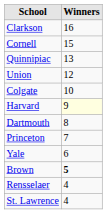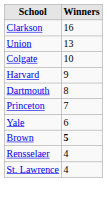- row: (21, 43)
- row: (29, 59)
(68, 75) 12 -> (68, 43) 13
(66, 106) lightyellow background -> (66, 75) no background
